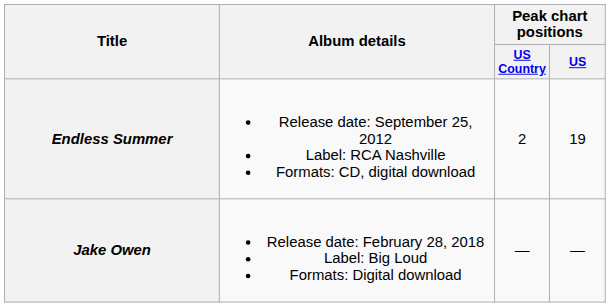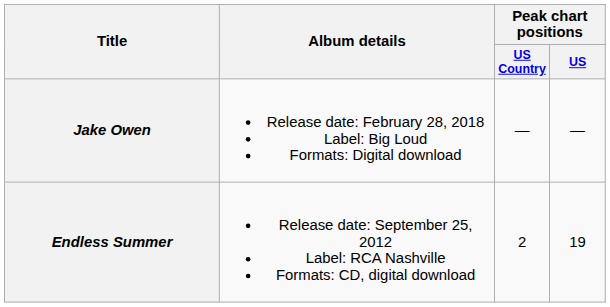rows swapped: (112, 138) <-> (112, 250)
